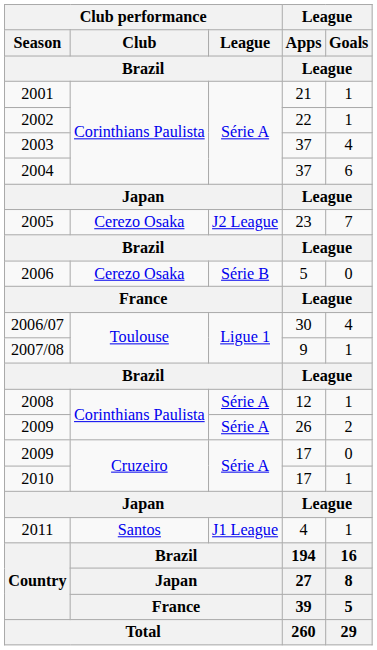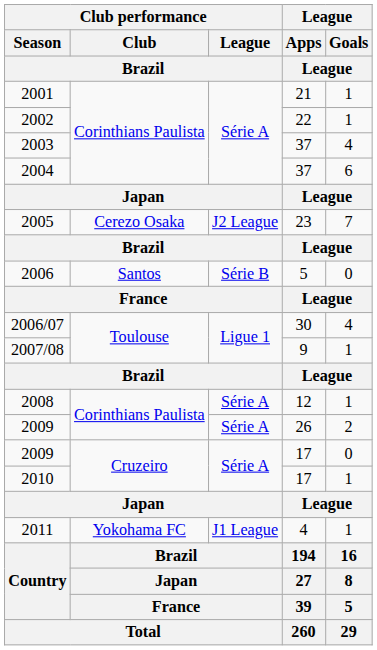(139, 273) Cerezo Osaka -> (139, 273) Santos
(139, 529) Santos -> (139, 529) Yokohama FC
